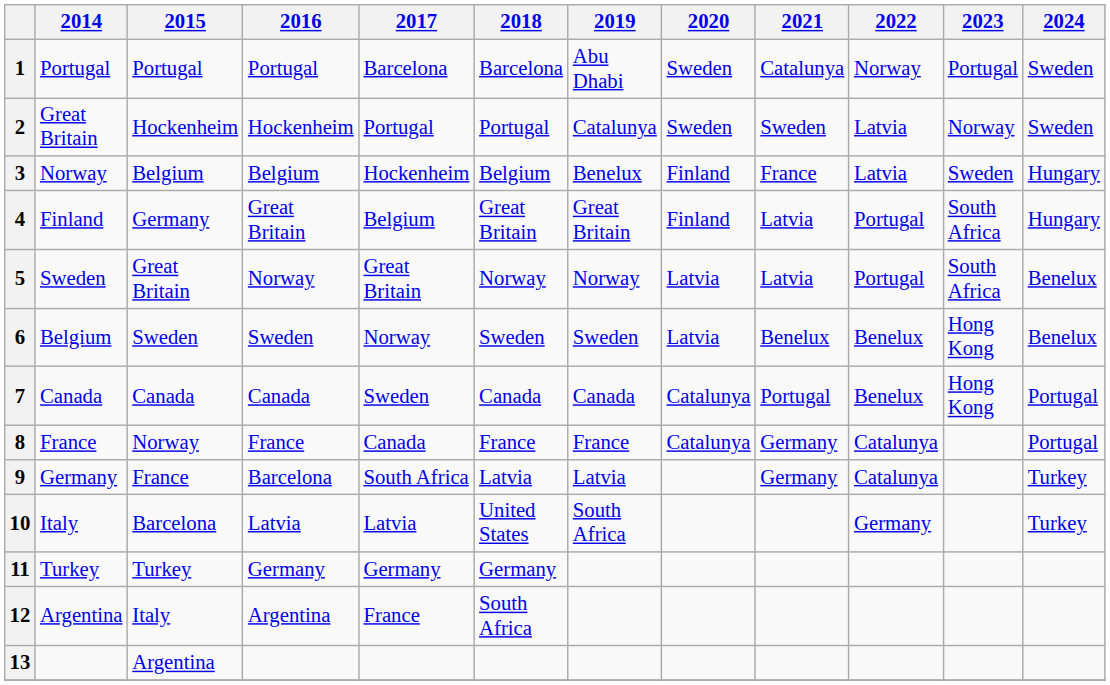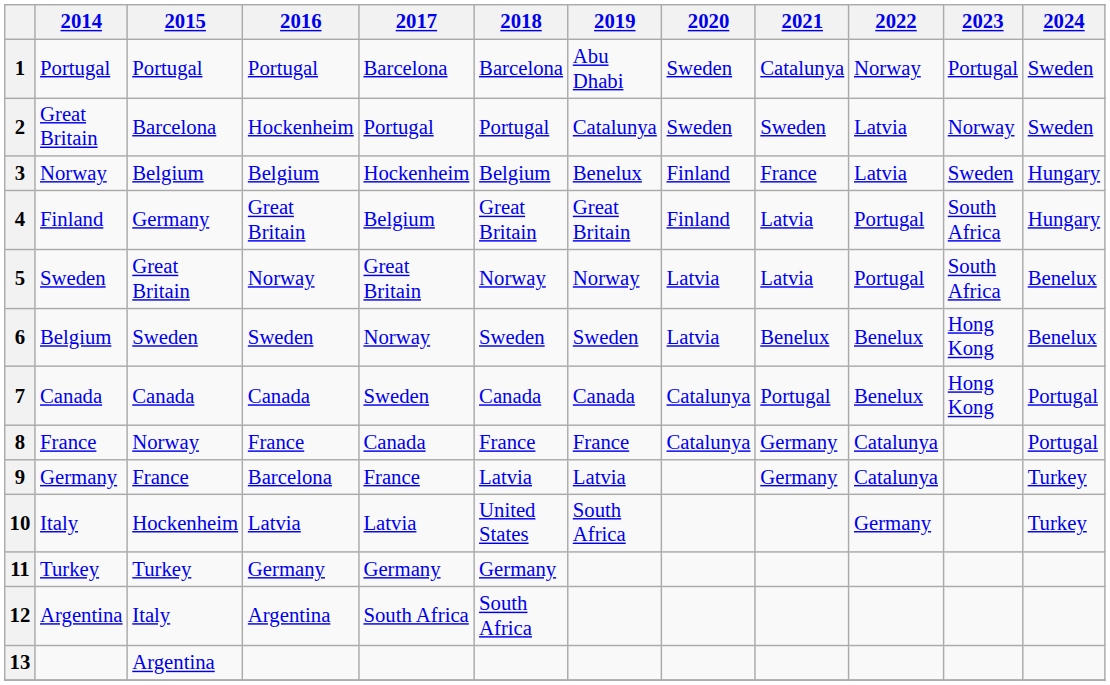(185, 127) Hockenheim -> (174, 127) Barcelona
(416, 476) South Africa -> (392, 476) France
(174, 523) Barcelona -> (185, 523) Hockenheim
(392, 615) France -> (416, 615) South Africa
